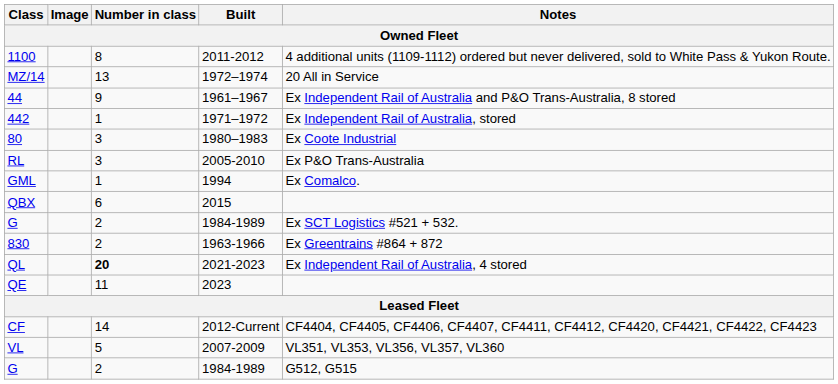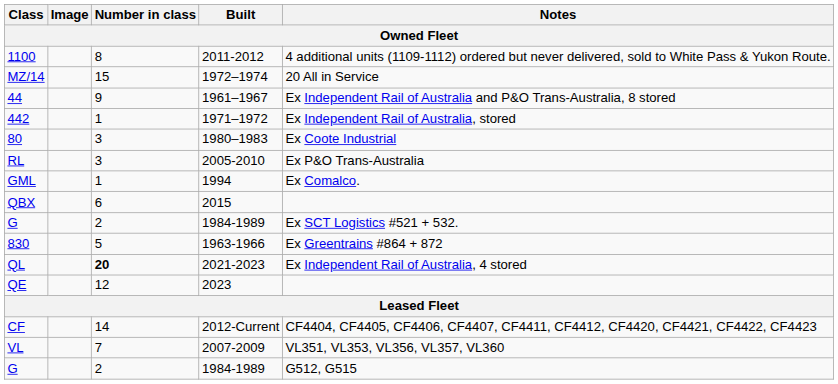(102, 77) 13 -> (102, 77) 15
(98, 243) 2 -> (98, 243) 5
(101, 285) 11 -> (102, 285) 12
(98, 347) 5 -> (98, 347) 7
